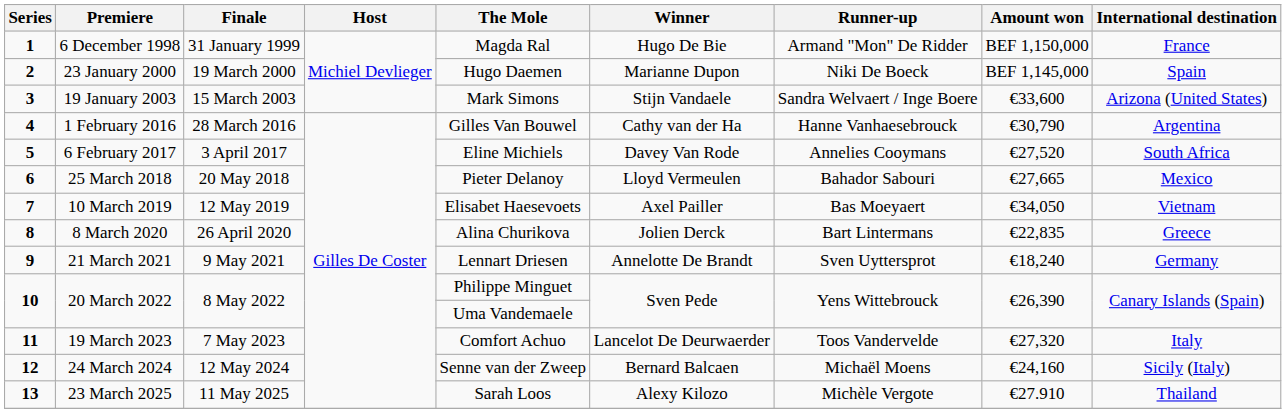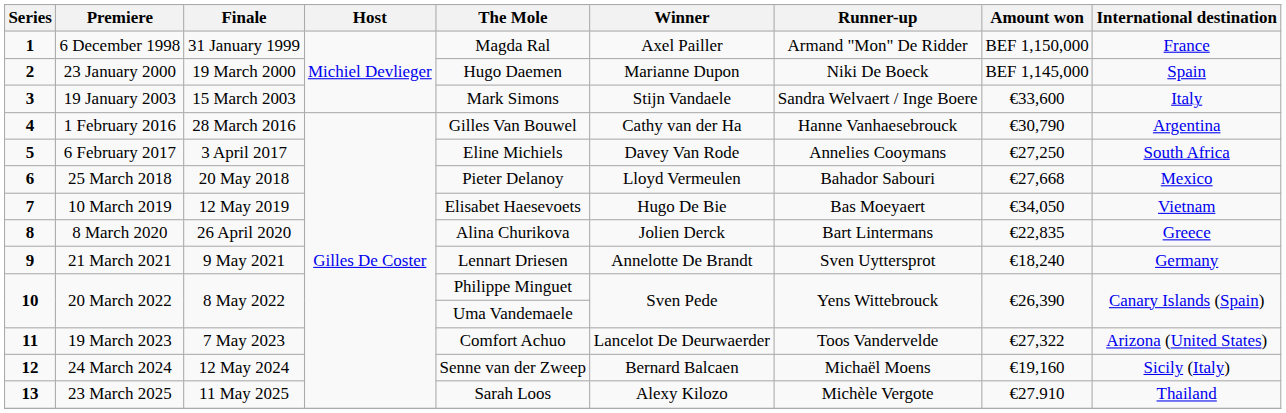(682, 44) Hugo De Bie -> (682, 44) Axel Pailler
(1187, 98) Arizona (United States) -> (1187, 98) Italy
(1037, 152) €27,520 -> (1037, 152) €27,250
(1037, 179) €27,665 -> (1037, 179) €27,668
(682, 206) Axel Pailler -> (682, 206) Hugo De Bie
(1037, 340) €27,320 -> (1037, 340) €27,322
(1187, 340) Italy -> (1187, 340) Arizona (United States)
(1037, 367) €24,160 -> (1037, 367) €19,160
